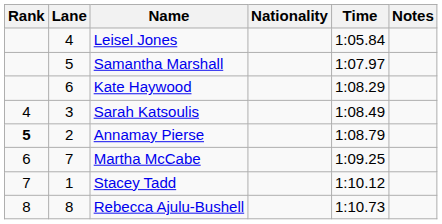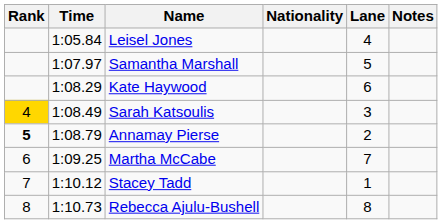columns swapped: (69, 16) <-> (360, 16)
(26, 111) no background -> (26, 111) gold background
